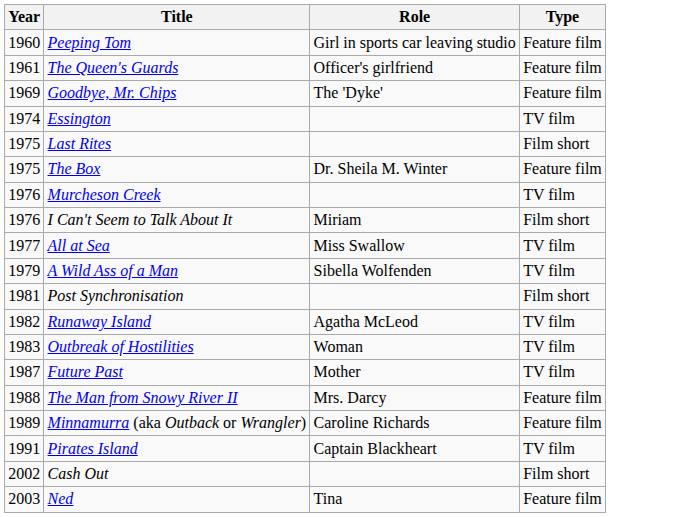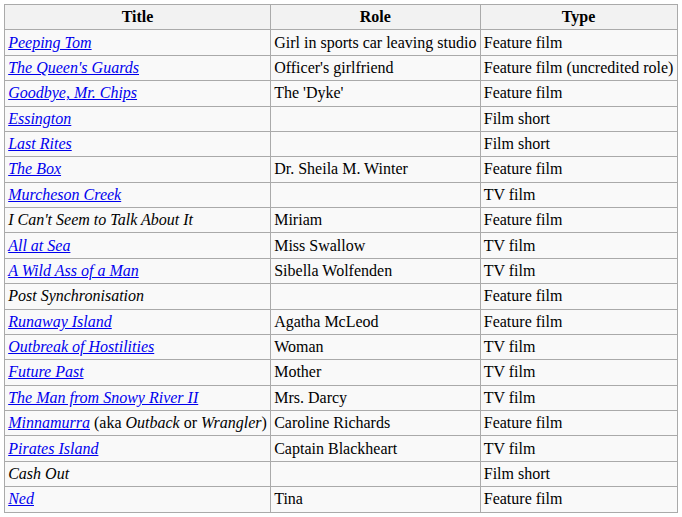- column: (24, 17)
(562, 67) Feature film -> (579, 67) Feature film (uncredited role)
(549, 118) TV film -> (517, 118) Film short
(556, 220) Film short -> (523, 220) Feature film
(556, 296) Film short -> (523, 296) Feature film
(549, 321) TV film -> (523, 321) Feature film
(562, 397) Feature film -> (510, 397) TV film
